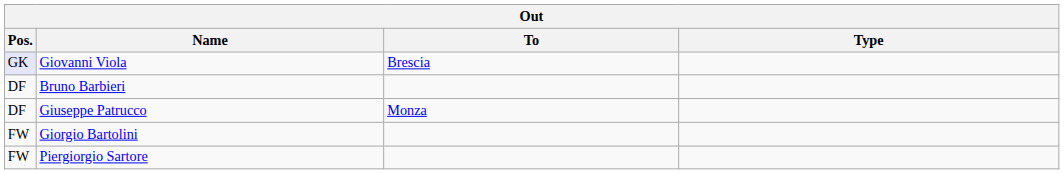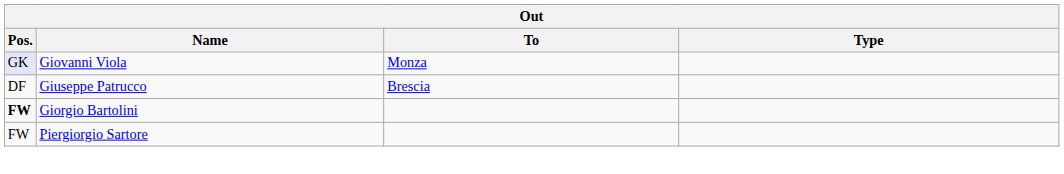(409, 63) Brescia -> (407, 63) Monza
- row: (82, 87)
(407, 110) Monza -> (409, 87) Brescia
(19, 134) normal -> (19, 110) bold
